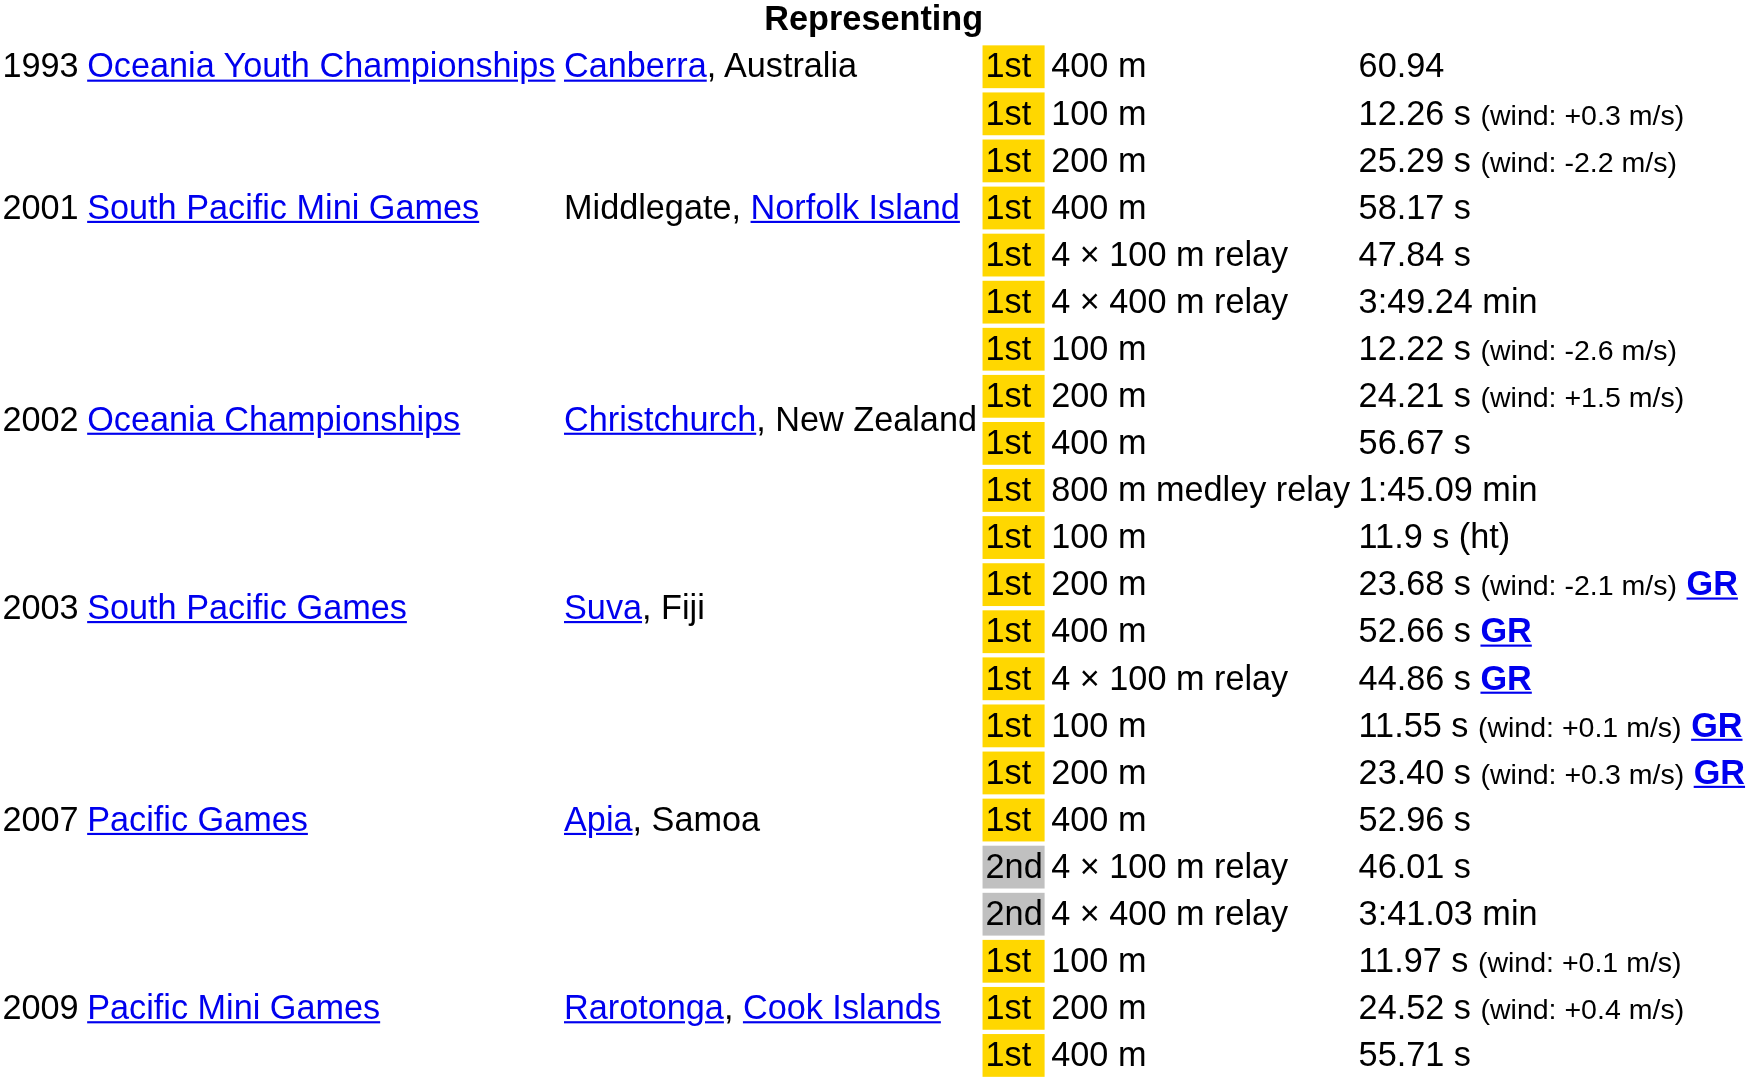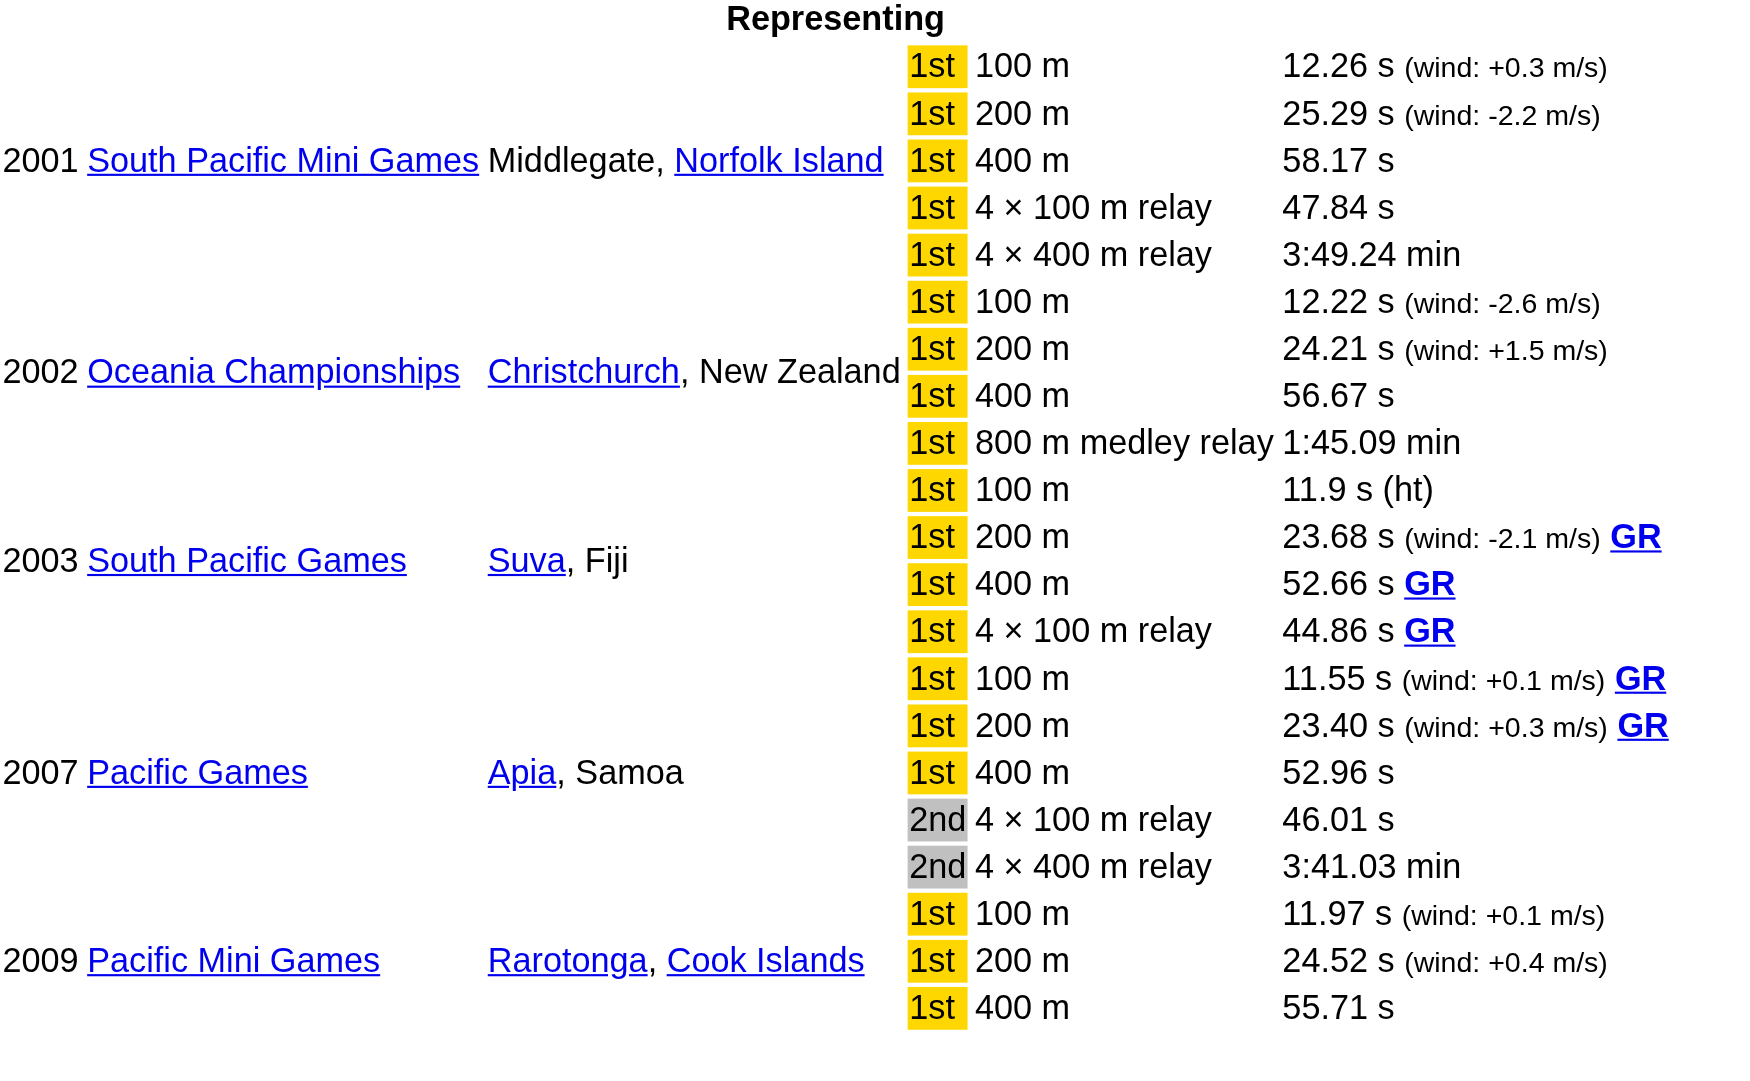- row: (41, 66)
